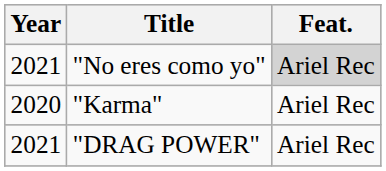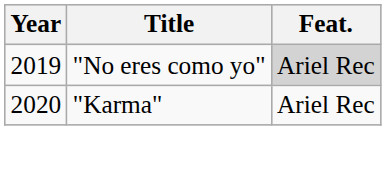(36, 64) 2021 -> (36, 64) 2019
- row: (166, 144)
